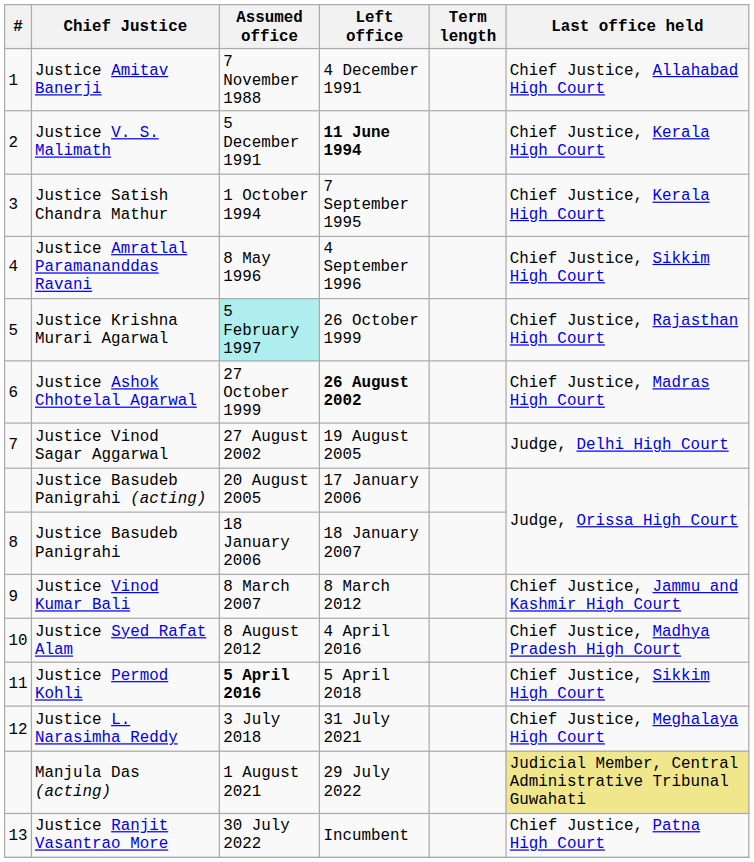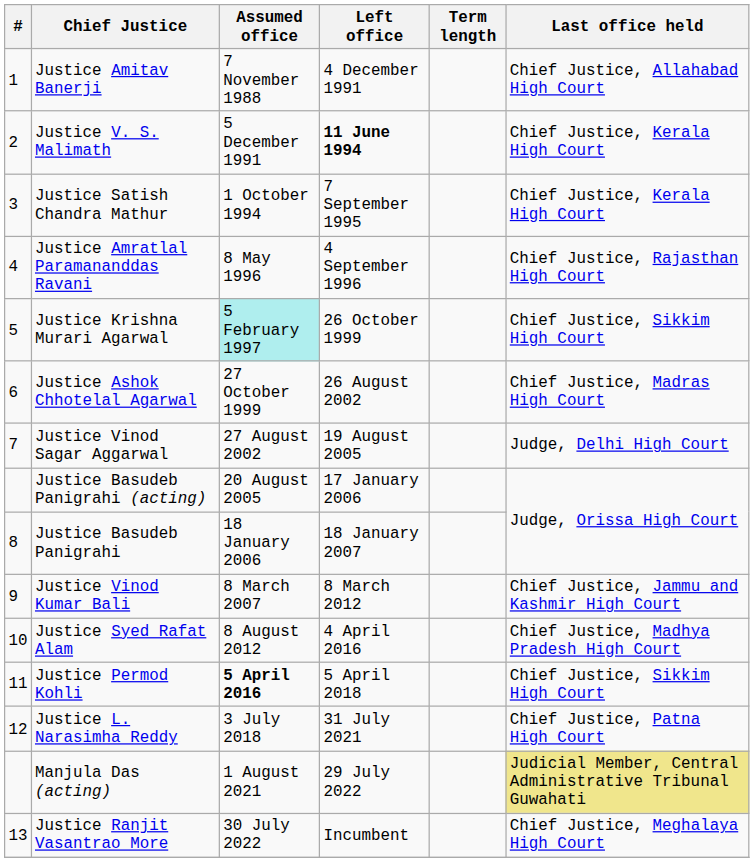(610, 267) Chief Justice, Sikkim High Court -> (624, 267) Chief Justice, Rajasthan High Court
(624, 330) Chief Justice, Rajasthan High Court -> (610, 330) Chief Justice, Sikkim High Court
(366, 392) bold -> (366, 392) normal
(624, 729) Chief Justice, Meghalaya High Court -> (605, 729) Chief Justice, Patna High Court
(605, 835) Chief Justice, Patna High Court -> (624, 835) Chief Justice, Meghalaya High Court
